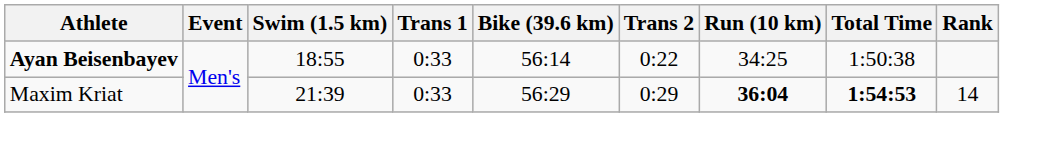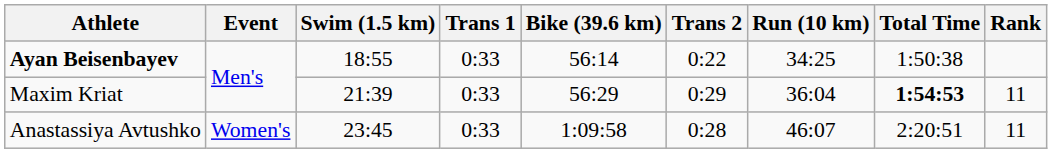(763, 94) bold -> (811, 94) normal
(968, 94) 14 -> (1016, 94) 11
+ row: (105, 130)
